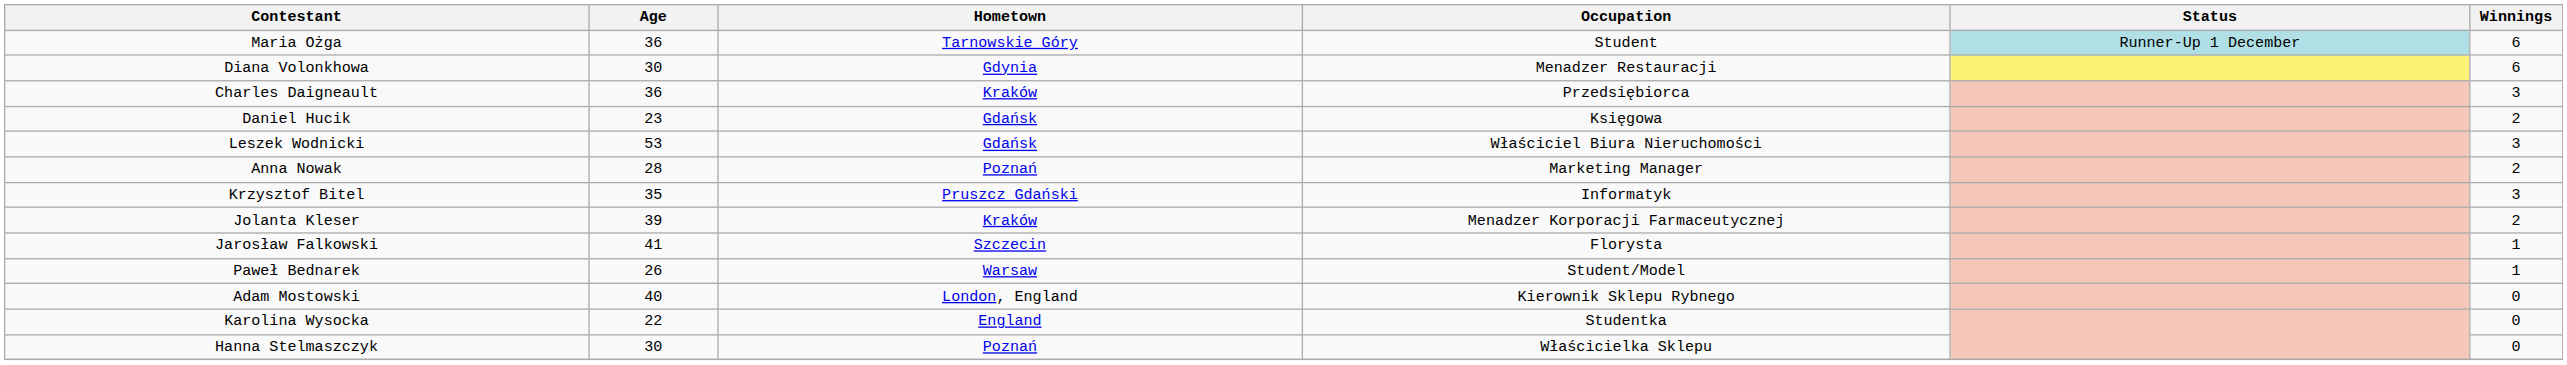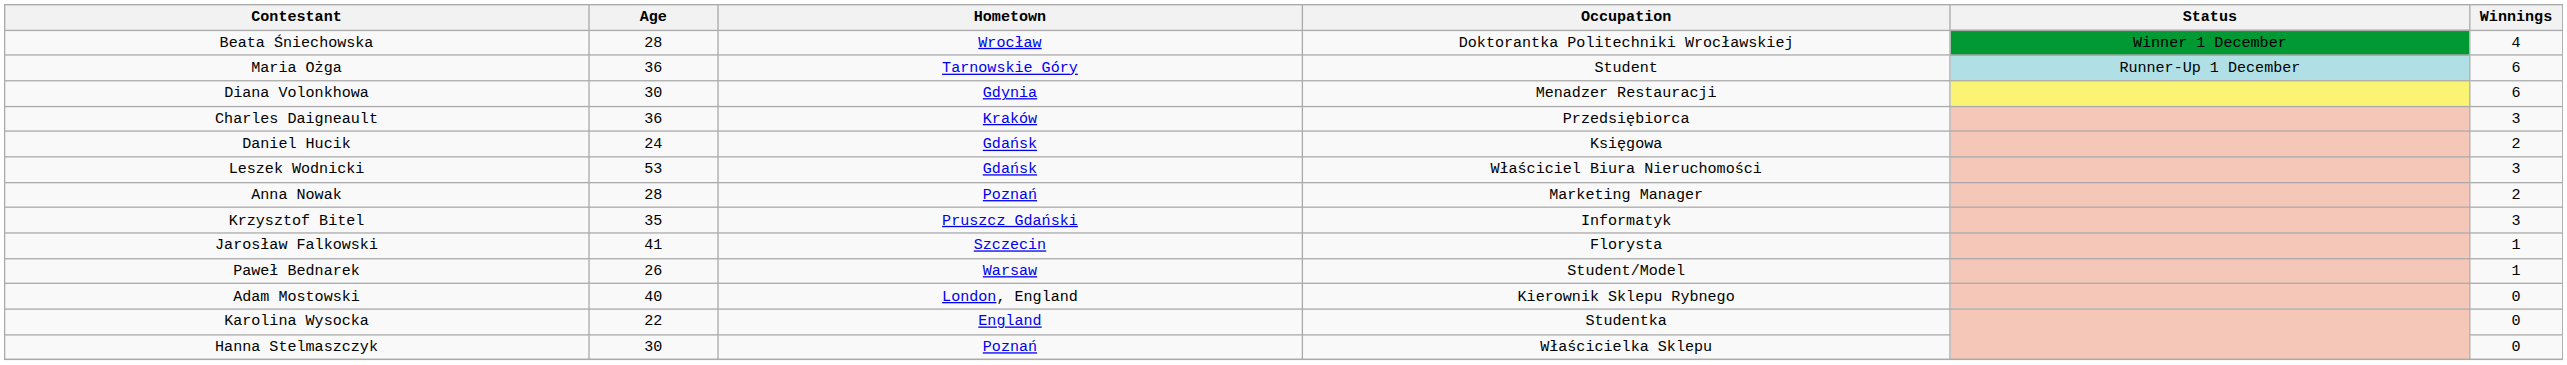+ row: (297, 42)
(653, 118) 23 -> (653, 144) 24
- row: (297, 220)
